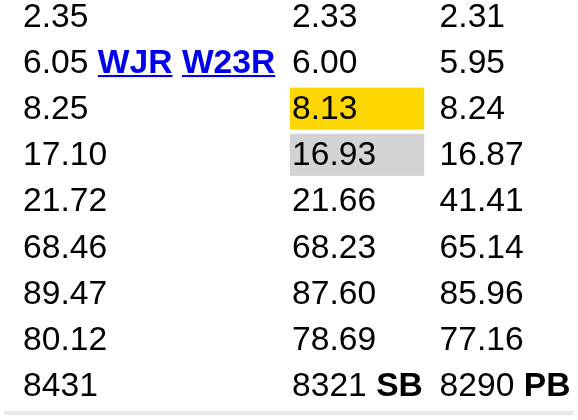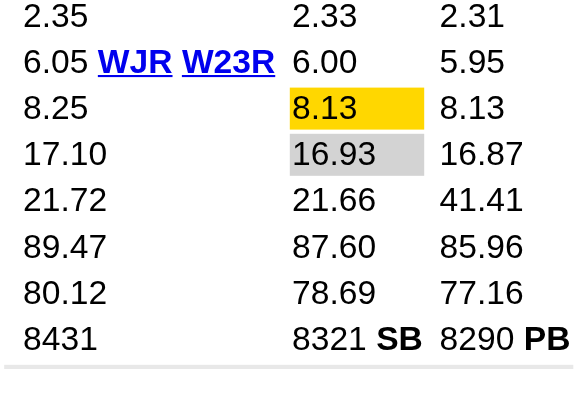(472, 108) 8.24 -> (472, 108) 8.13
- row: (65, 246)
